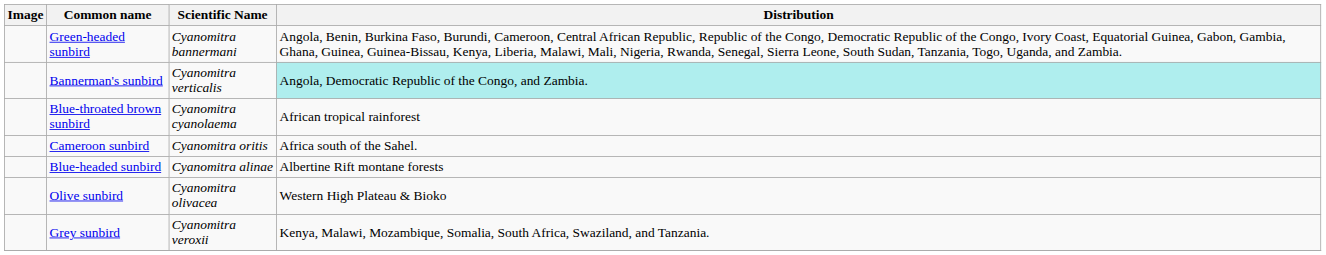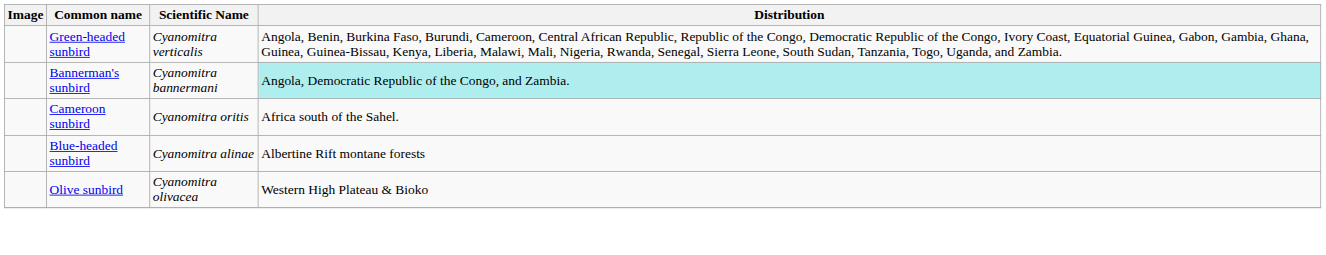(204, 44) Cyanomitra bannermani -> (185, 44) Cyanomitra verticalis
(204, 80) Cyanomitra verticalis -> (185, 80) Cyanomitra bannermani
- row: (105, 116)
- row: (85, 232)
